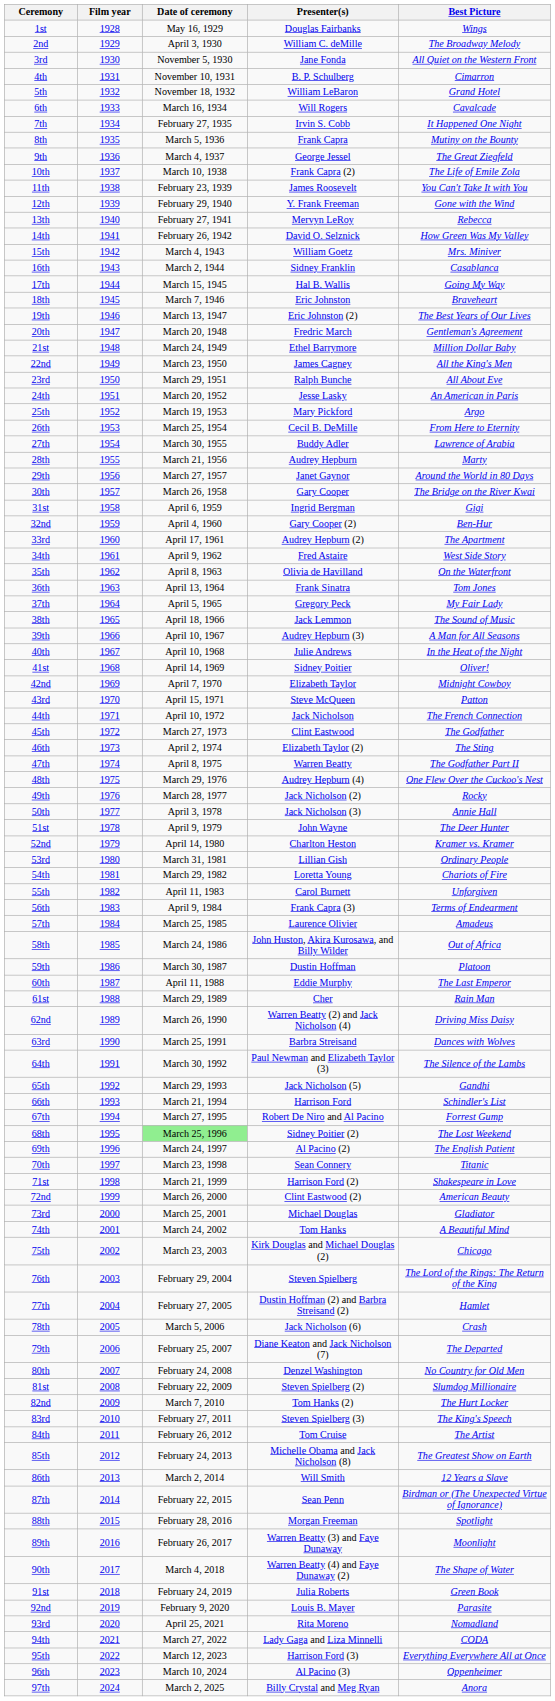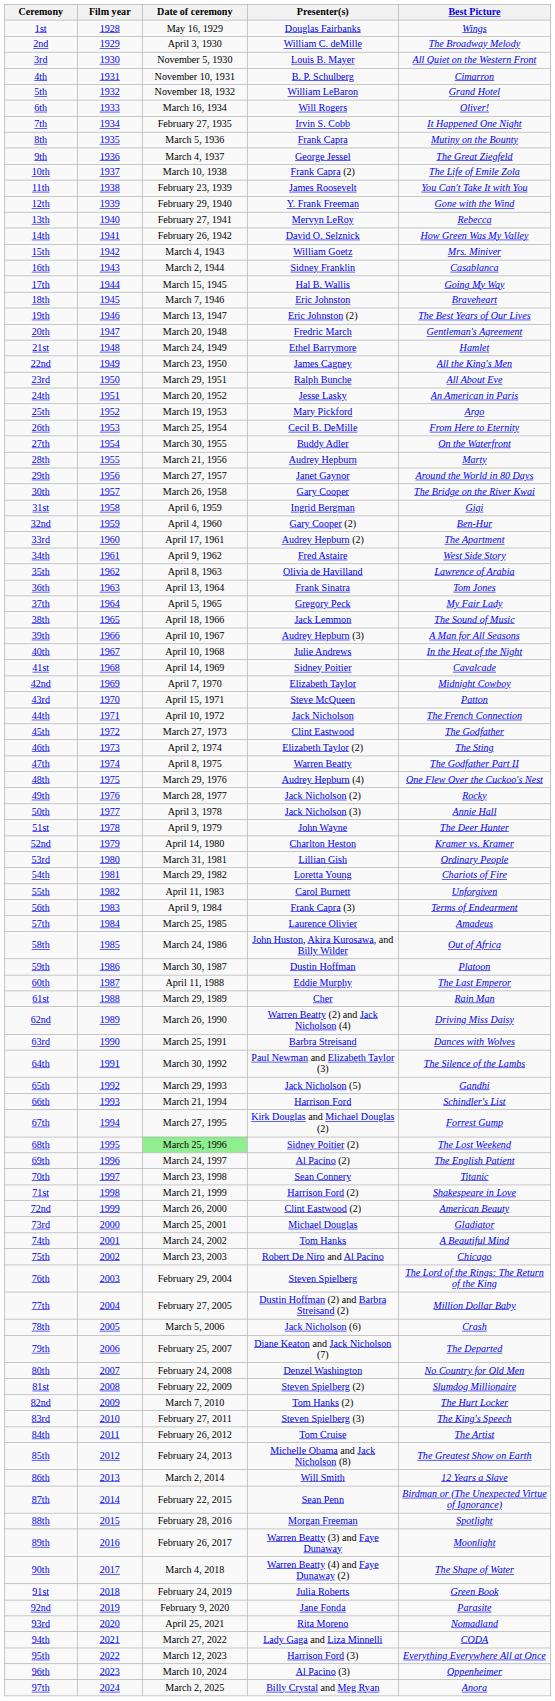(323, 60) Jane Fonda -> (323, 60) Louis B. Mayer
(474, 108) Cavalcade -> (474, 108) Oliver!
(474, 348) Million Dollar Baby -> (474, 348) Hamlet
(474, 444) Lawrence of Arabia -> (474, 444) On the Waterfront
(474, 572) On the Waterfront -> (474, 572) Lawrence of Arabia
(474, 667) Oliver! -> (474, 667) Cavalcade
(323, 1117) Robert De Niro and Al Pacino -> (323, 1123) Kirk Douglas and Michael Douglas (2)
(323, 1251) Kirk Douglas and Michael Douglas (2) -> (323, 1256) Robert De Niro and Al Pacino
(474, 1305) Hamlet -> (474, 1305) Million Dollar Baby
(323, 1607) Louis B. Mayer -> (323, 1607) Jane Fonda
